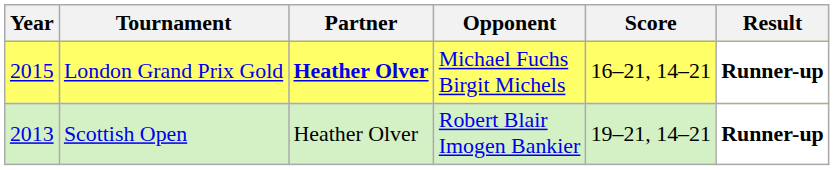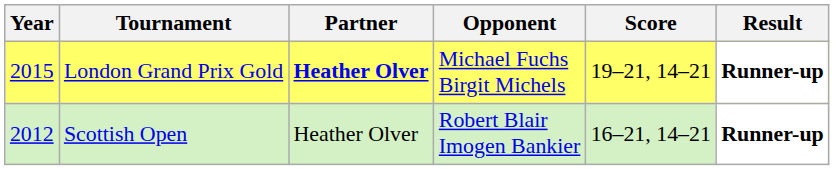(651, 71) 16–21, 14–21 -> (651, 71) 19–21, 14–21
(32, 133) 2013 -> (32, 133) 2012
(651, 133) 19–21, 14–21 -> (651, 133) 16–21, 14–21
